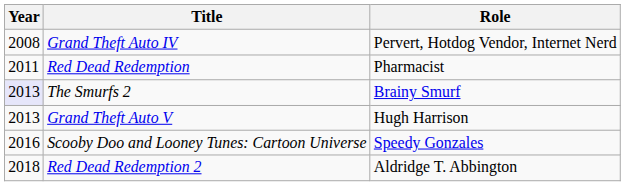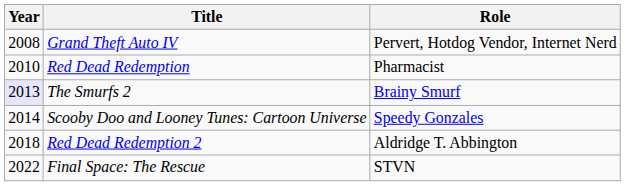(24, 67) 2011 -> (24, 67) 2010
- row: (110, 117)
(24, 142) 2016 -> (24, 117) 2014
+ row: (126, 167)
